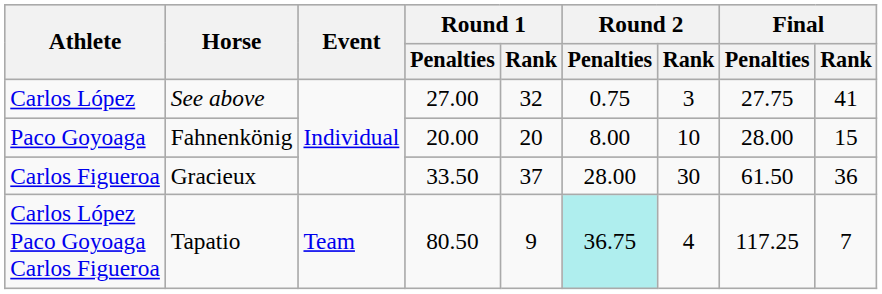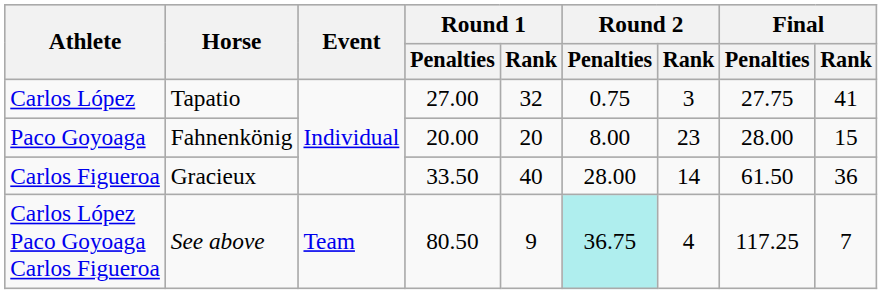(218, 99) See above -> (206, 99) Tapatio
(689, 137) 10 -> (689, 137) 23
(531, 175) 37 -> (531, 175) 40
(689, 175) 30 -> (689, 175) 14
(206, 241) Tapatio -> (218, 241) See above
